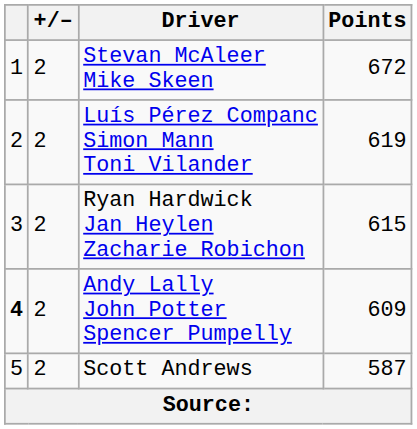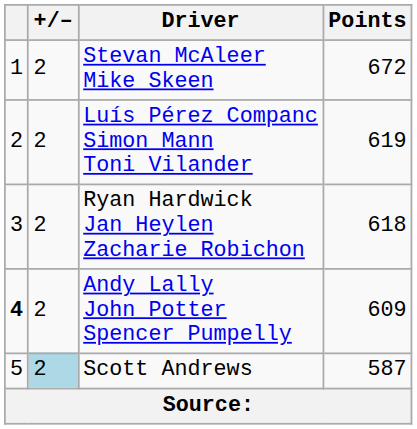(387, 227) 615 -> (387, 227) 618
(40, 371) no background -> (40, 371) lightblue background
